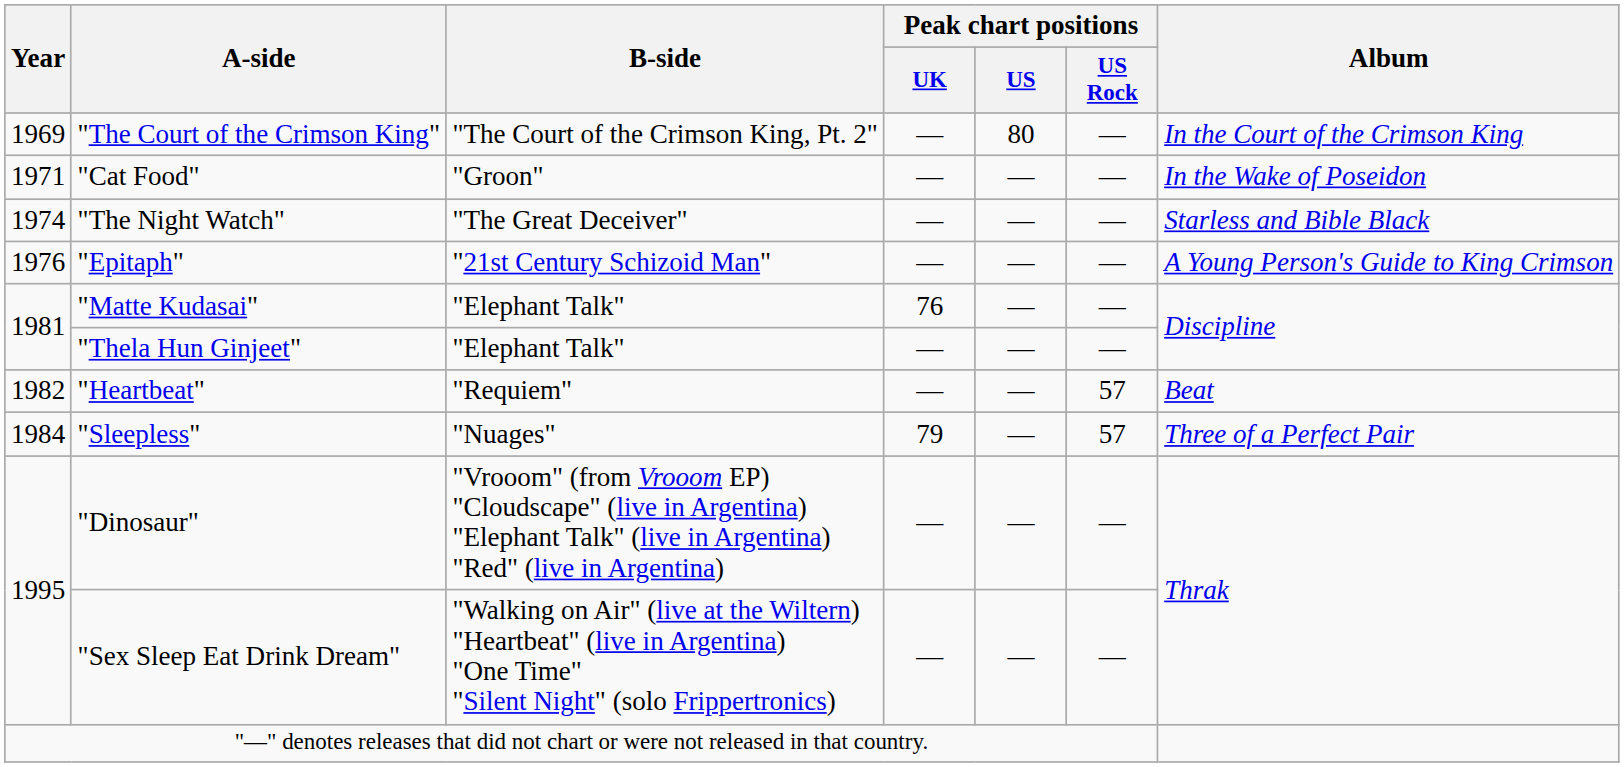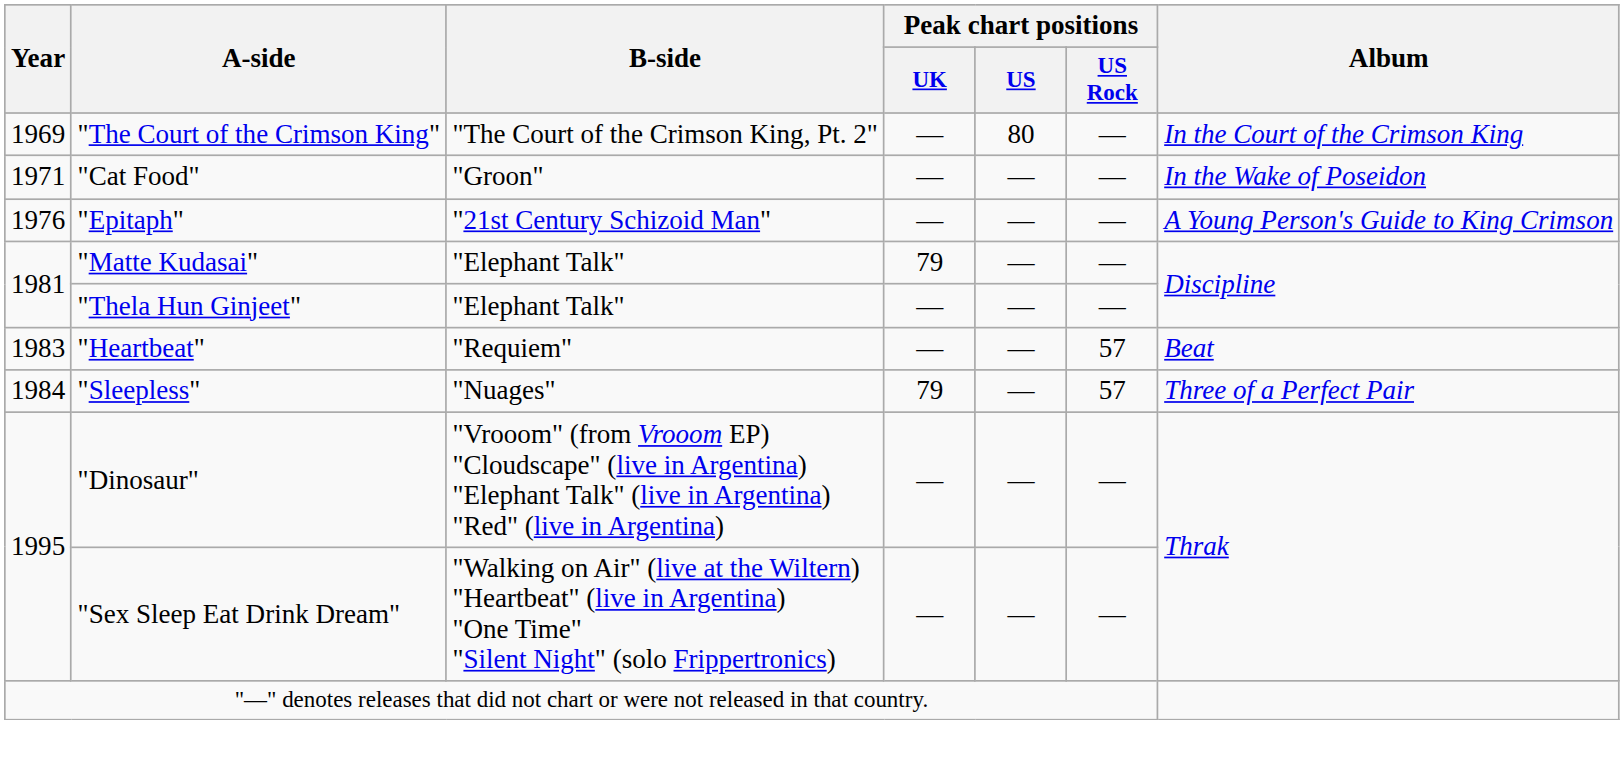- row: (181, 219)
(930, 305) 76 -> (930, 262) 79
(38, 391) 1982 -> (38, 348) 1983
